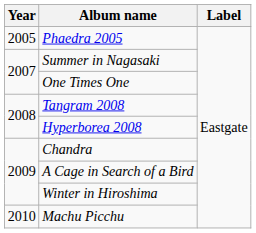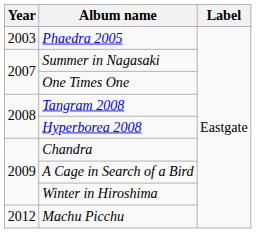(22, 37) 2005 -> (22, 37) 2003
(22, 216) 2010 -> (22, 216) 2012
